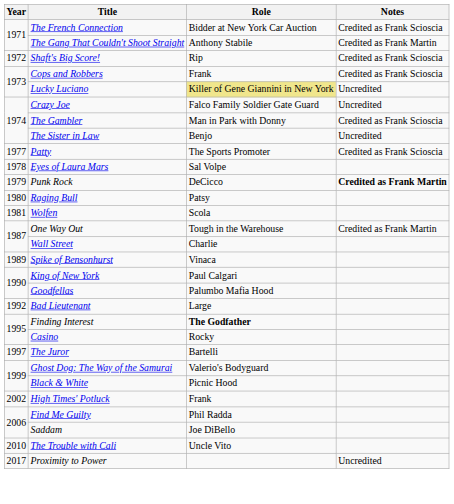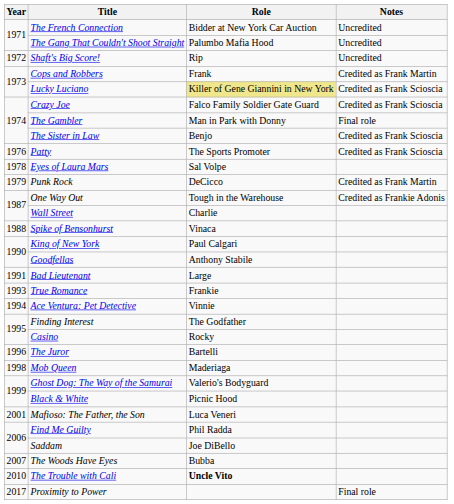(390, 27) Credited as Frank Scioscia -> (360, 27) Uncredited
(221, 43) Anthony Stabile -> (231, 43) Palumbo Mafia Hood
(387, 43) Credited as Frank Martin -> (360, 43) Uncredited
(390, 58) Credited as Frank Scioscia -> (360, 58) Uncredited
(390, 74) Credited as Frank Scioscia -> (387, 74) Credited as Frank Martin
(360, 89) Uncredited -> (390, 89) Credited as Frank Scioscia
(360, 105) Uncredited -> (390, 105) Credited as Frank Scioscia
(390, 120) Credited as Frank Scioscia -> (357, 120) Final role
(360, 136) Uncredited -> (390, 136) Credited as Frank Scioscia
(16, 151) 1977 -> (16, 151) 1976
(393, 182) bold -> (387, 182) normal
- row: (54, 197)
- row: (44, 213)
(387, 228) Credited as Frank Martin -> (392, 197) Credited as Frankie Adonis
(16, 259) 1989 -> (16, 228) 1988
(231, 290) Palumbo Mafia Hood -> (221, 259) Anthony Stabile
(16, 306) 1992 -> (16, 275) 1991
+ row: (59, 290)
+ row: (83, 306)
(220, 321) bold -> (217, 321) normal
(16, 352) 1997 -> (16, 352) 1996
+ row: (53, 368)
+ row: (88, 414)
- row: (70, 399)
+ row: (74, 461)
(210, 445) normal -> (211, 476) bold
(360, 461) Uncredited -> (357, 492) Final role
